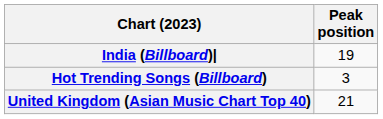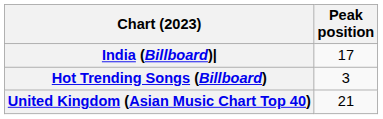(346, 55) 19 -> (346, 55) 17
